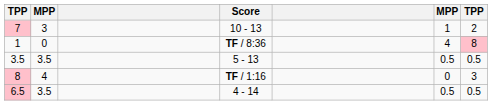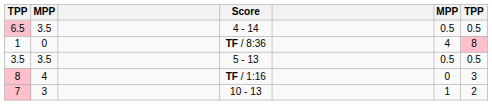rows swapped: (18, 92) <-> (18, 28)
